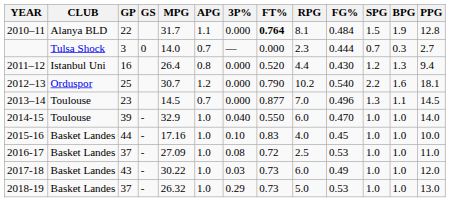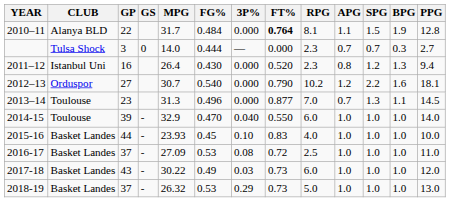columns swapped: (345, 13) <-> (209, 13)
(302, 65) 4.4 -> (311, 65) 2.3
(126, 83) 25 -> (126, 83) 27
(170, 100) 14.5 -> (170, 100) 31.3
(173, 135) 17.16 -> (173, 135) 23.93
